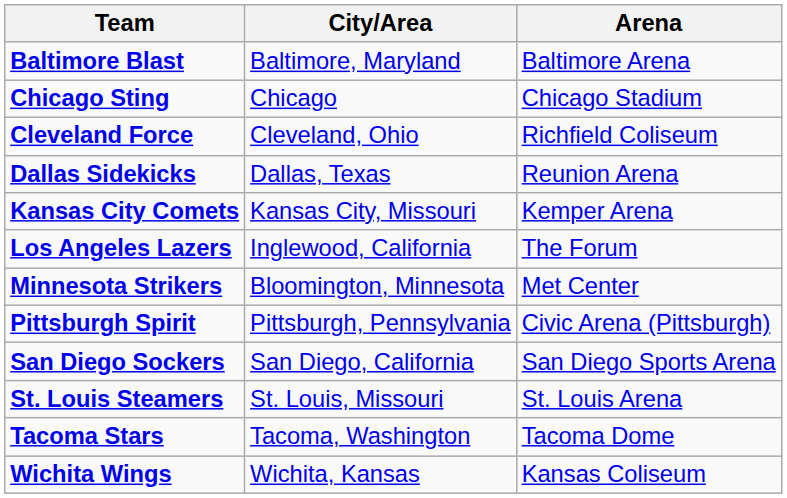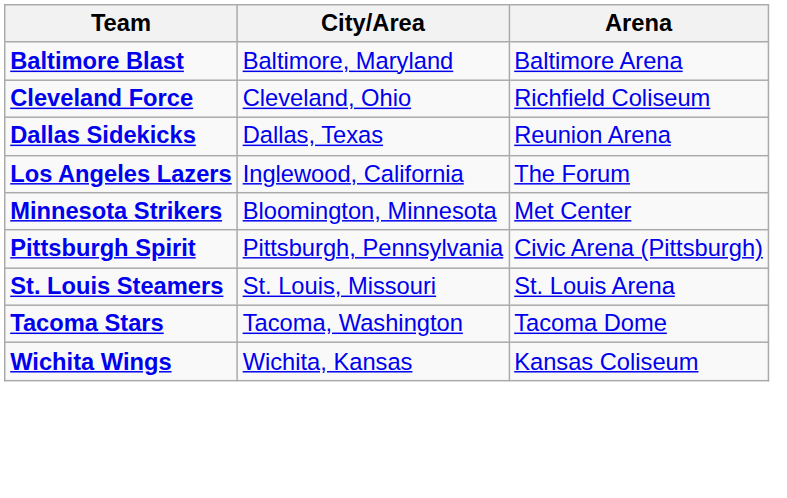- row: (90, 98)
- row: (125, 211)
- row: (117, 361)
